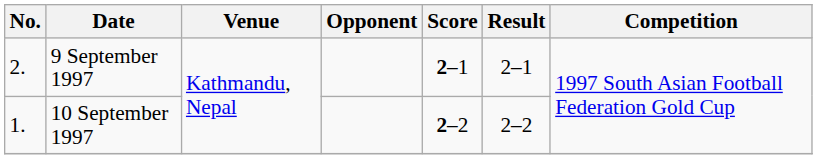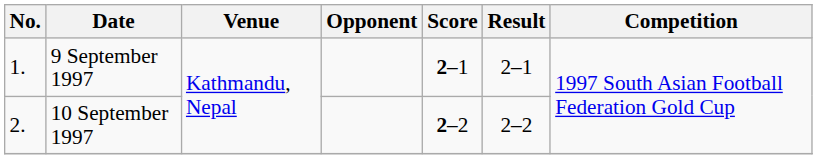(18, 67) 2. -> (18, 67) 1.
(18, 124) 1. -> (18, 124) 2.
